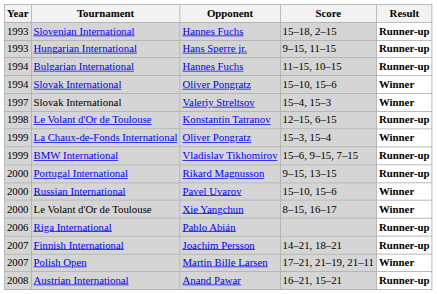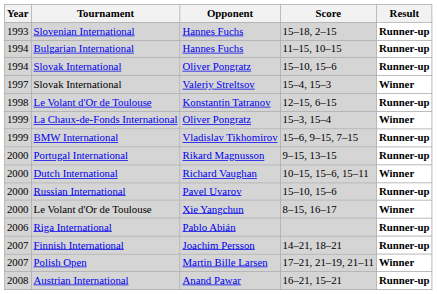- row: (85, 49)
(397, 85) Winner -> (404, 67) Runner-up
+ row: (76, 174)
(397, 191) Winner -> (404, 191) Runner-up
